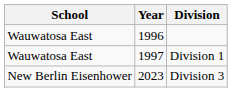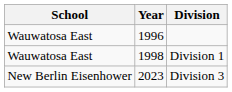(151, 55) 1997 -> (151, 55) 1998
